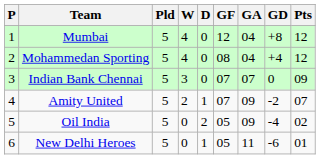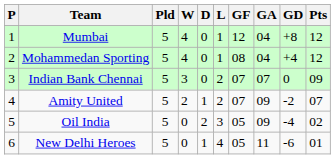+ column: (221, 15)
